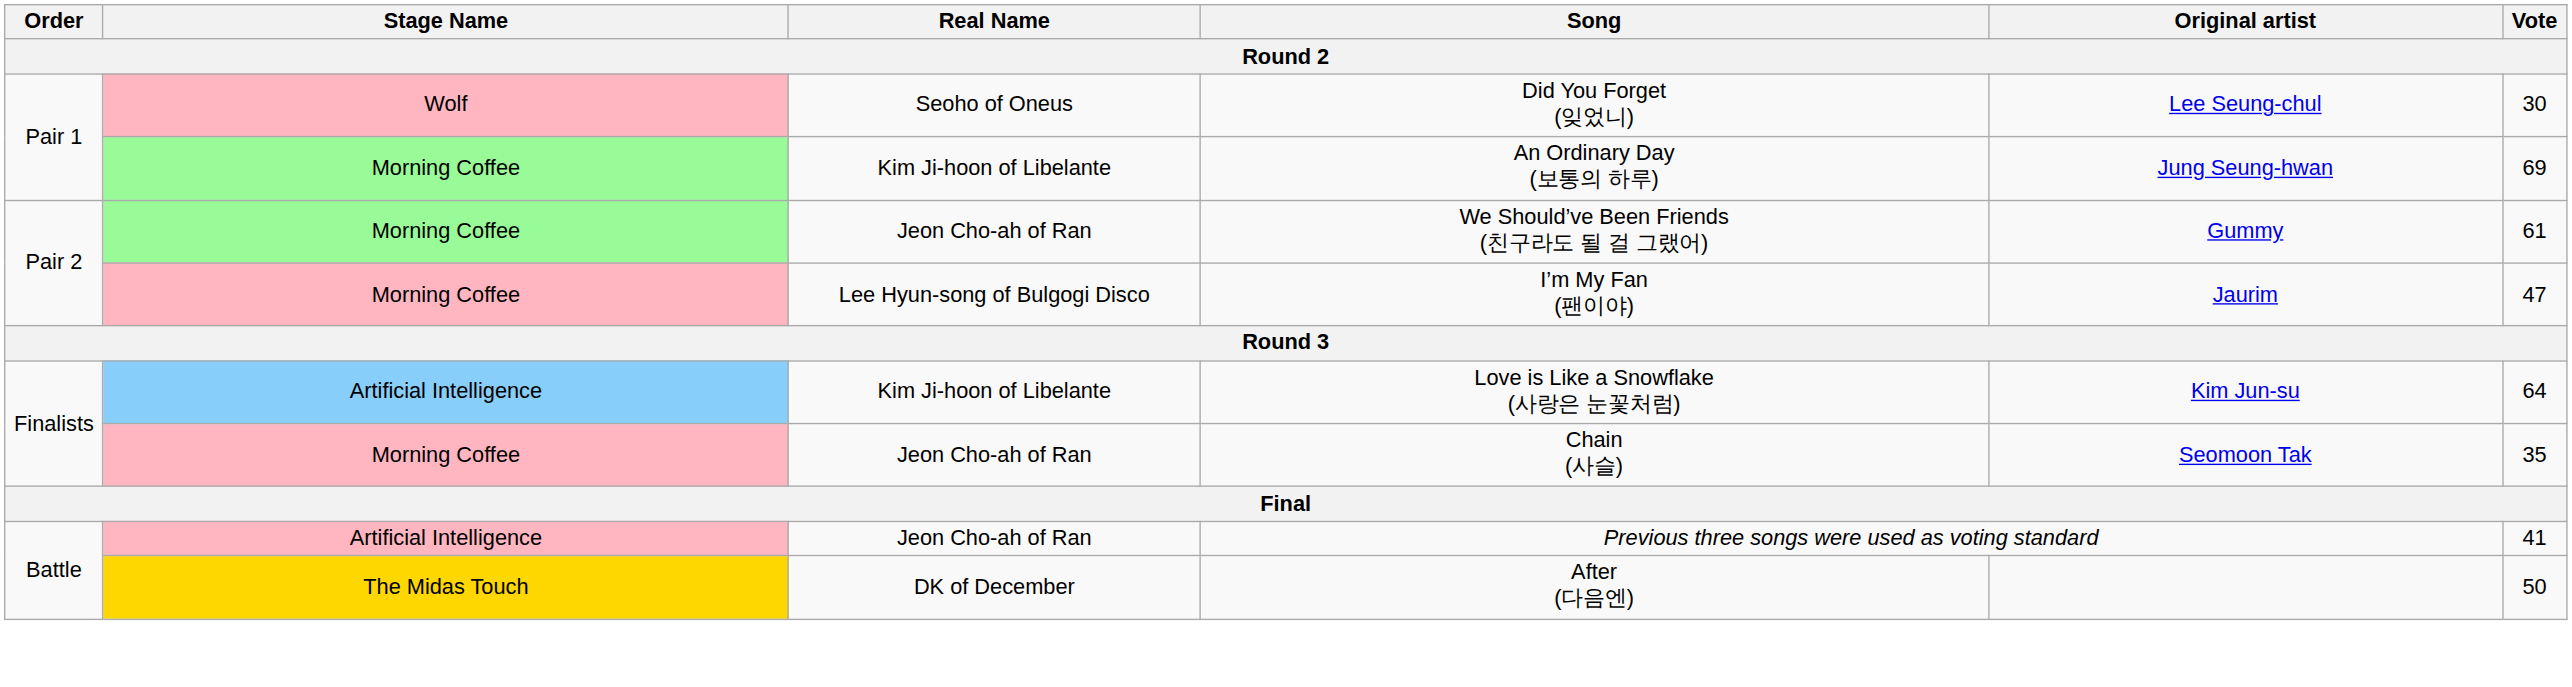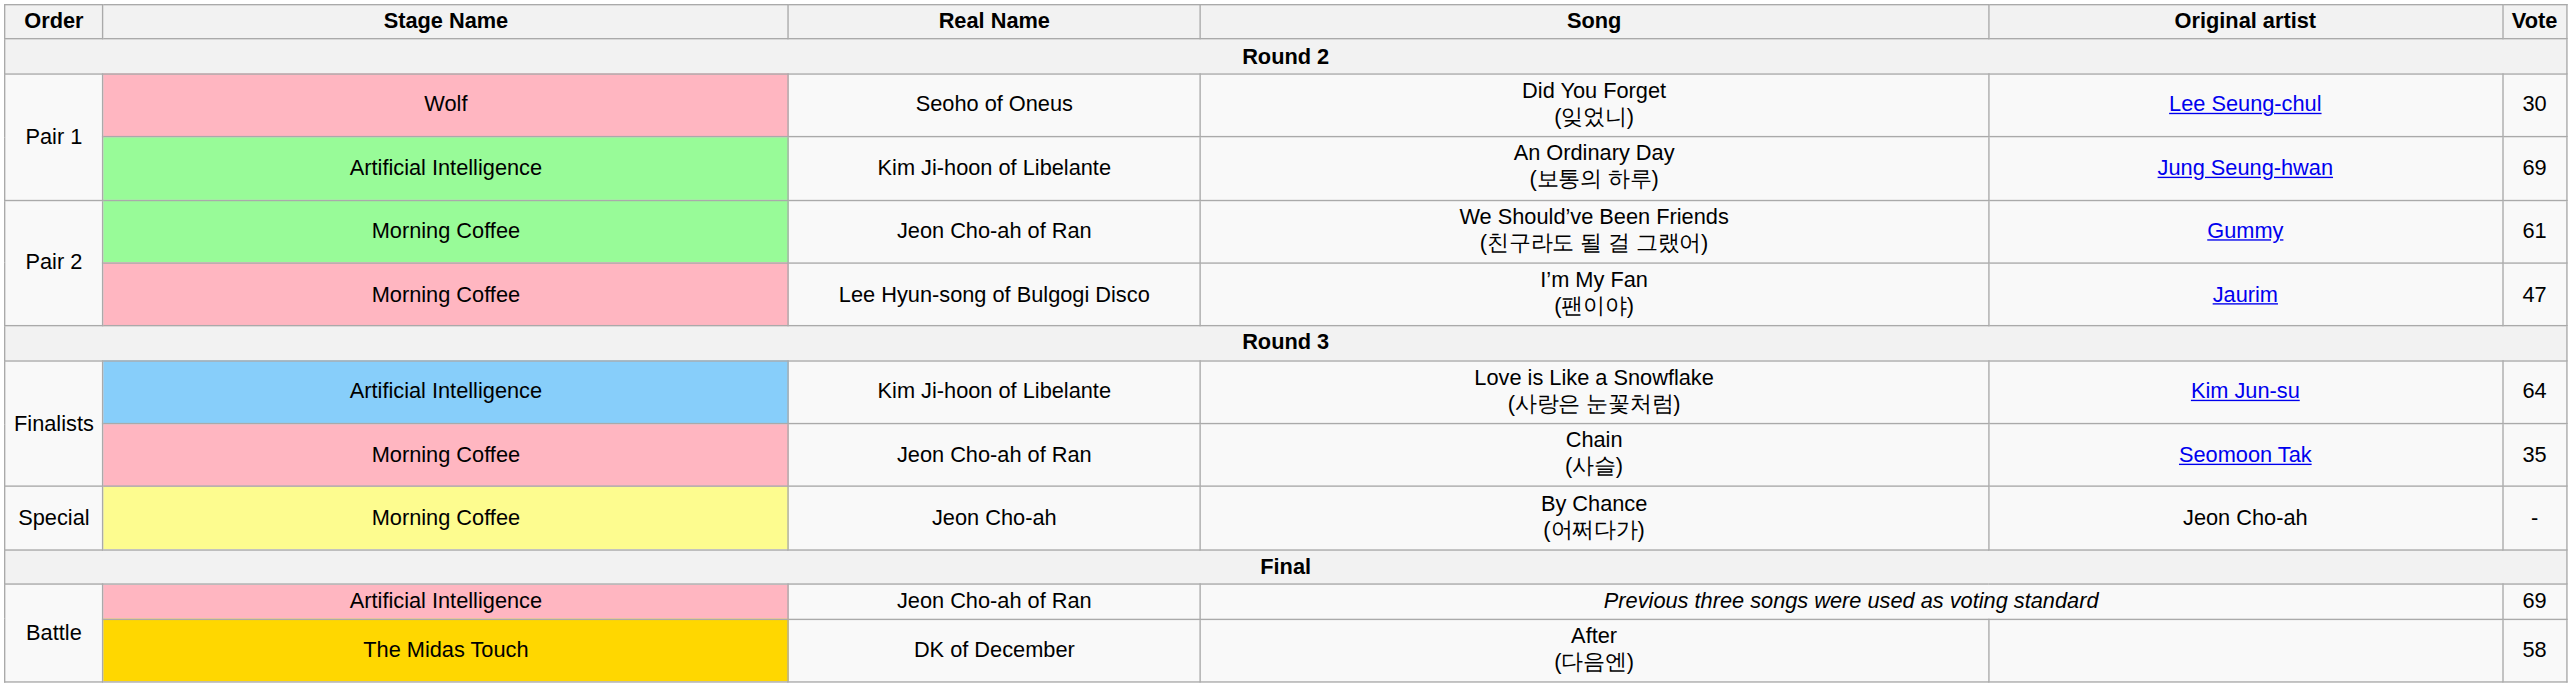(446, 168) Morning Coffee -> (446, 168) Artificial Intelligence
+ row: (1594, 516)
(2535, 538) 41 -> (2535, 601) 69
(2535, 587) 50 -> (2535, 650) 58
